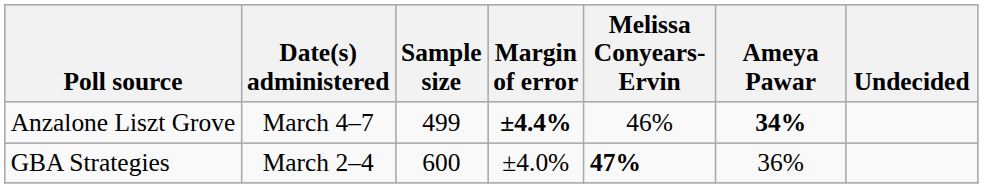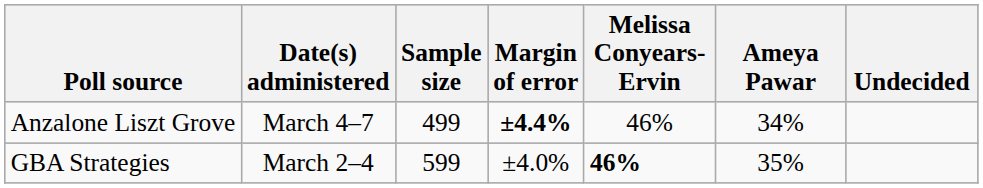(781, 122) bold -> (781, 122) normal
(441, 162) 600 -> (441, 162) 599
(615, 162) 47% -> (615, 162) 46%
(781, 162) 36% -> (781, 162) 35%
